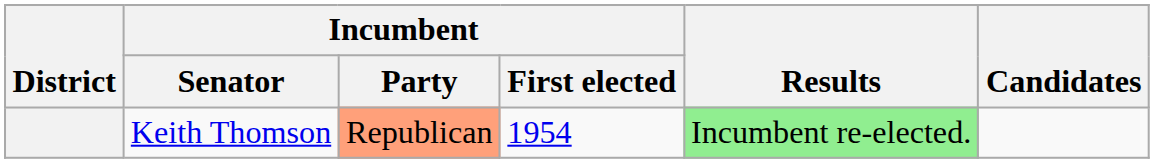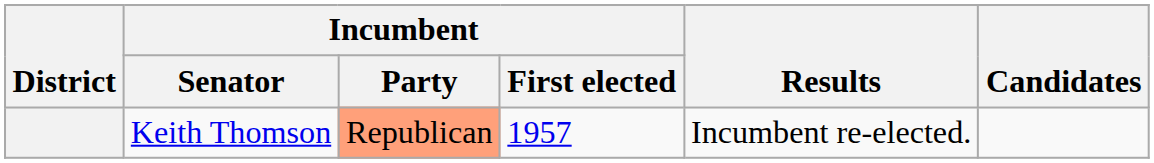(540, 132) 1954 -> (540, 132) 1957
(831, 132) lightgreen background -> (831, 132) no background
